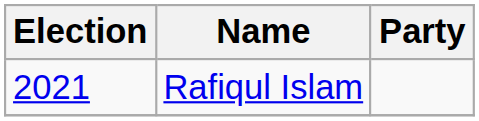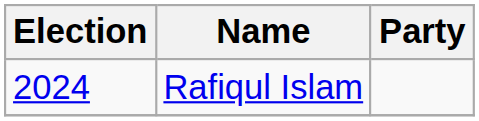(51, 86) 2021 -> (51, 86) 2024
